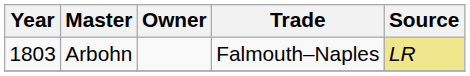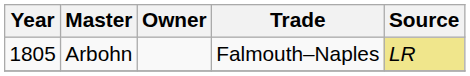(33, 53) 1803 -> (33, 53) 1805
